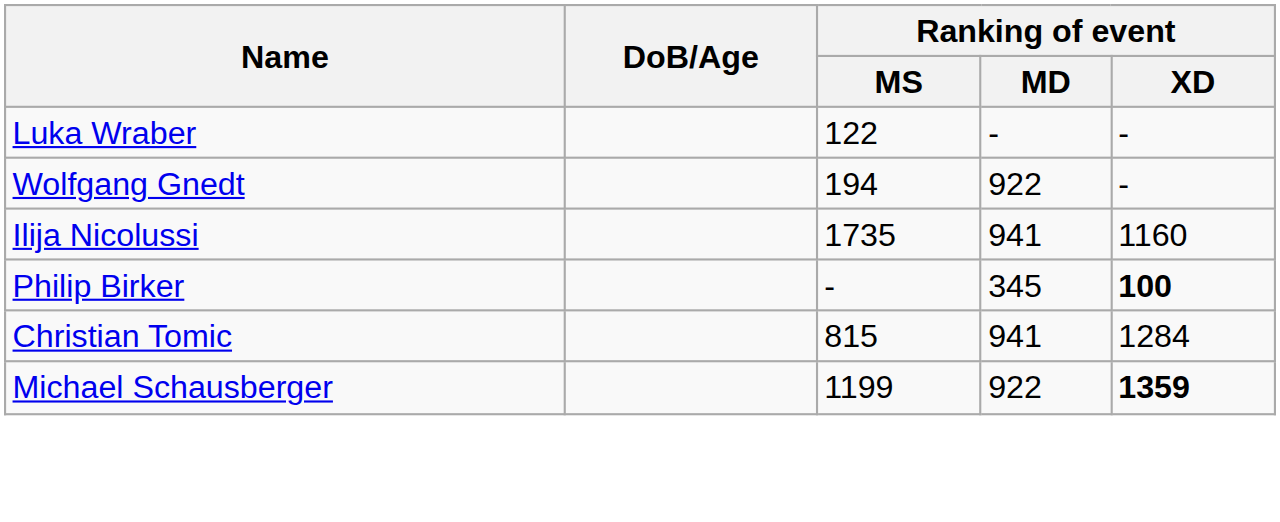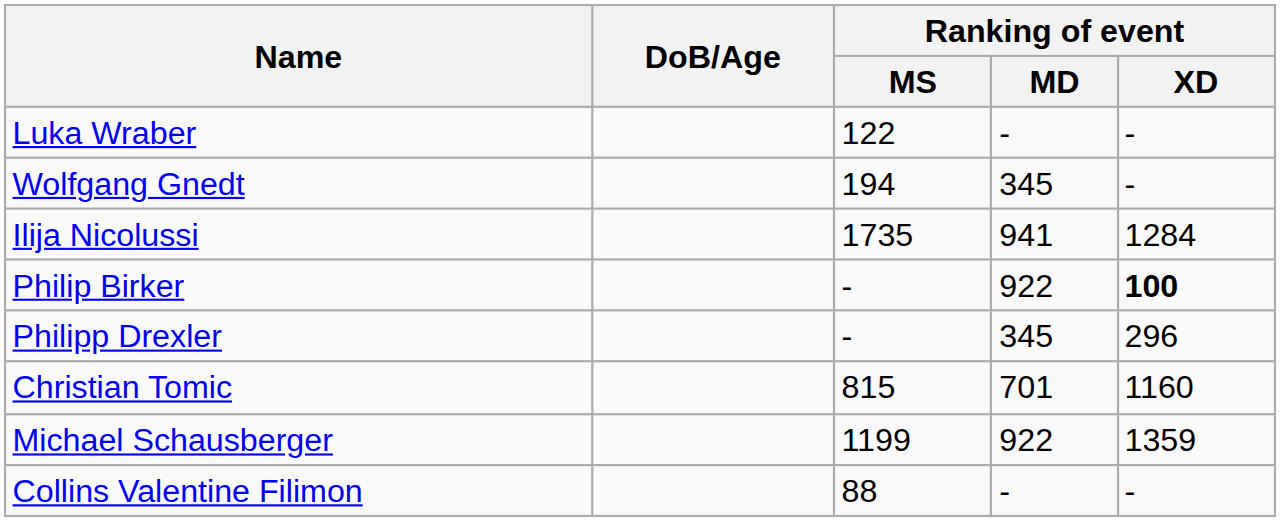(1015, 184) 922 -> (1026, 184) 345
(1153, 235) 1160 -> (1160, 235) 1284
(1015, 286) 345 -> (1026, 286) 922
+ row: (117, 337)
(1015, 337) 941 -> (1026, 388) 701
(1154, 337) 1284 -> (1159, 388) 1160
(1154, 388) bold -> (1160, 439) normal
+ row: (188, 490)
